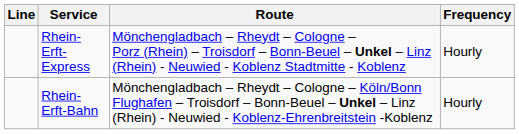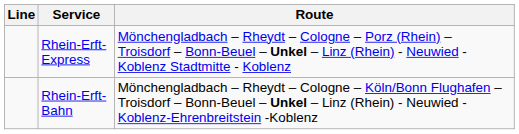- column: (477, 15)
